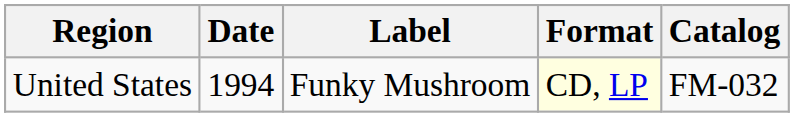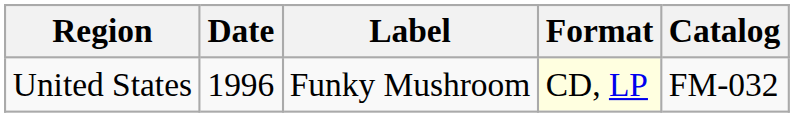(241, 84) 1994 -> (241, 84) 1996
